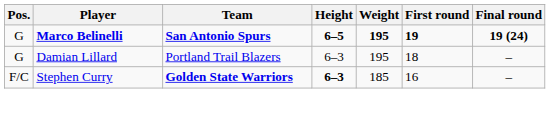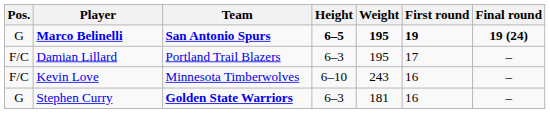(19, 56) G -> (19, 56) F/C
(412, 56) 18 -> (412, 56) 17
+ row: (68, 77)
(19, 77) F/C -> (19, 98) G
(334, 77) bold -> (334, 98) normal
(379, 77) 185 -> (379, 98) 181
